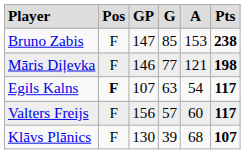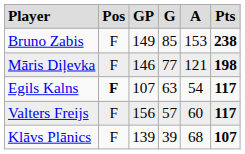(144, 40) 147 -> (144, 40) 149
(144, 137) 130 -> (144, 137) 139
